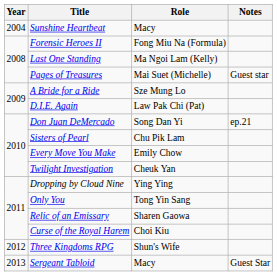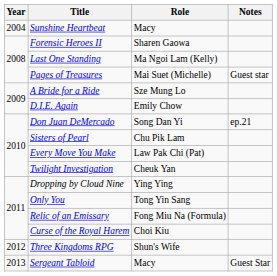(180, 44) Fong Miu Na (Formula) -> (162, 44) Sharen Gaowa
(169, 106) Law Pak Chi (Pat) -> (158, 106) Emily Chow
(158, 153) Emily Chow -> (169, 153) Law Pak Chi (Pat)
(162, 216) Sharen Gaowa -> (180, 216) Fong Miu Na (Formula)
